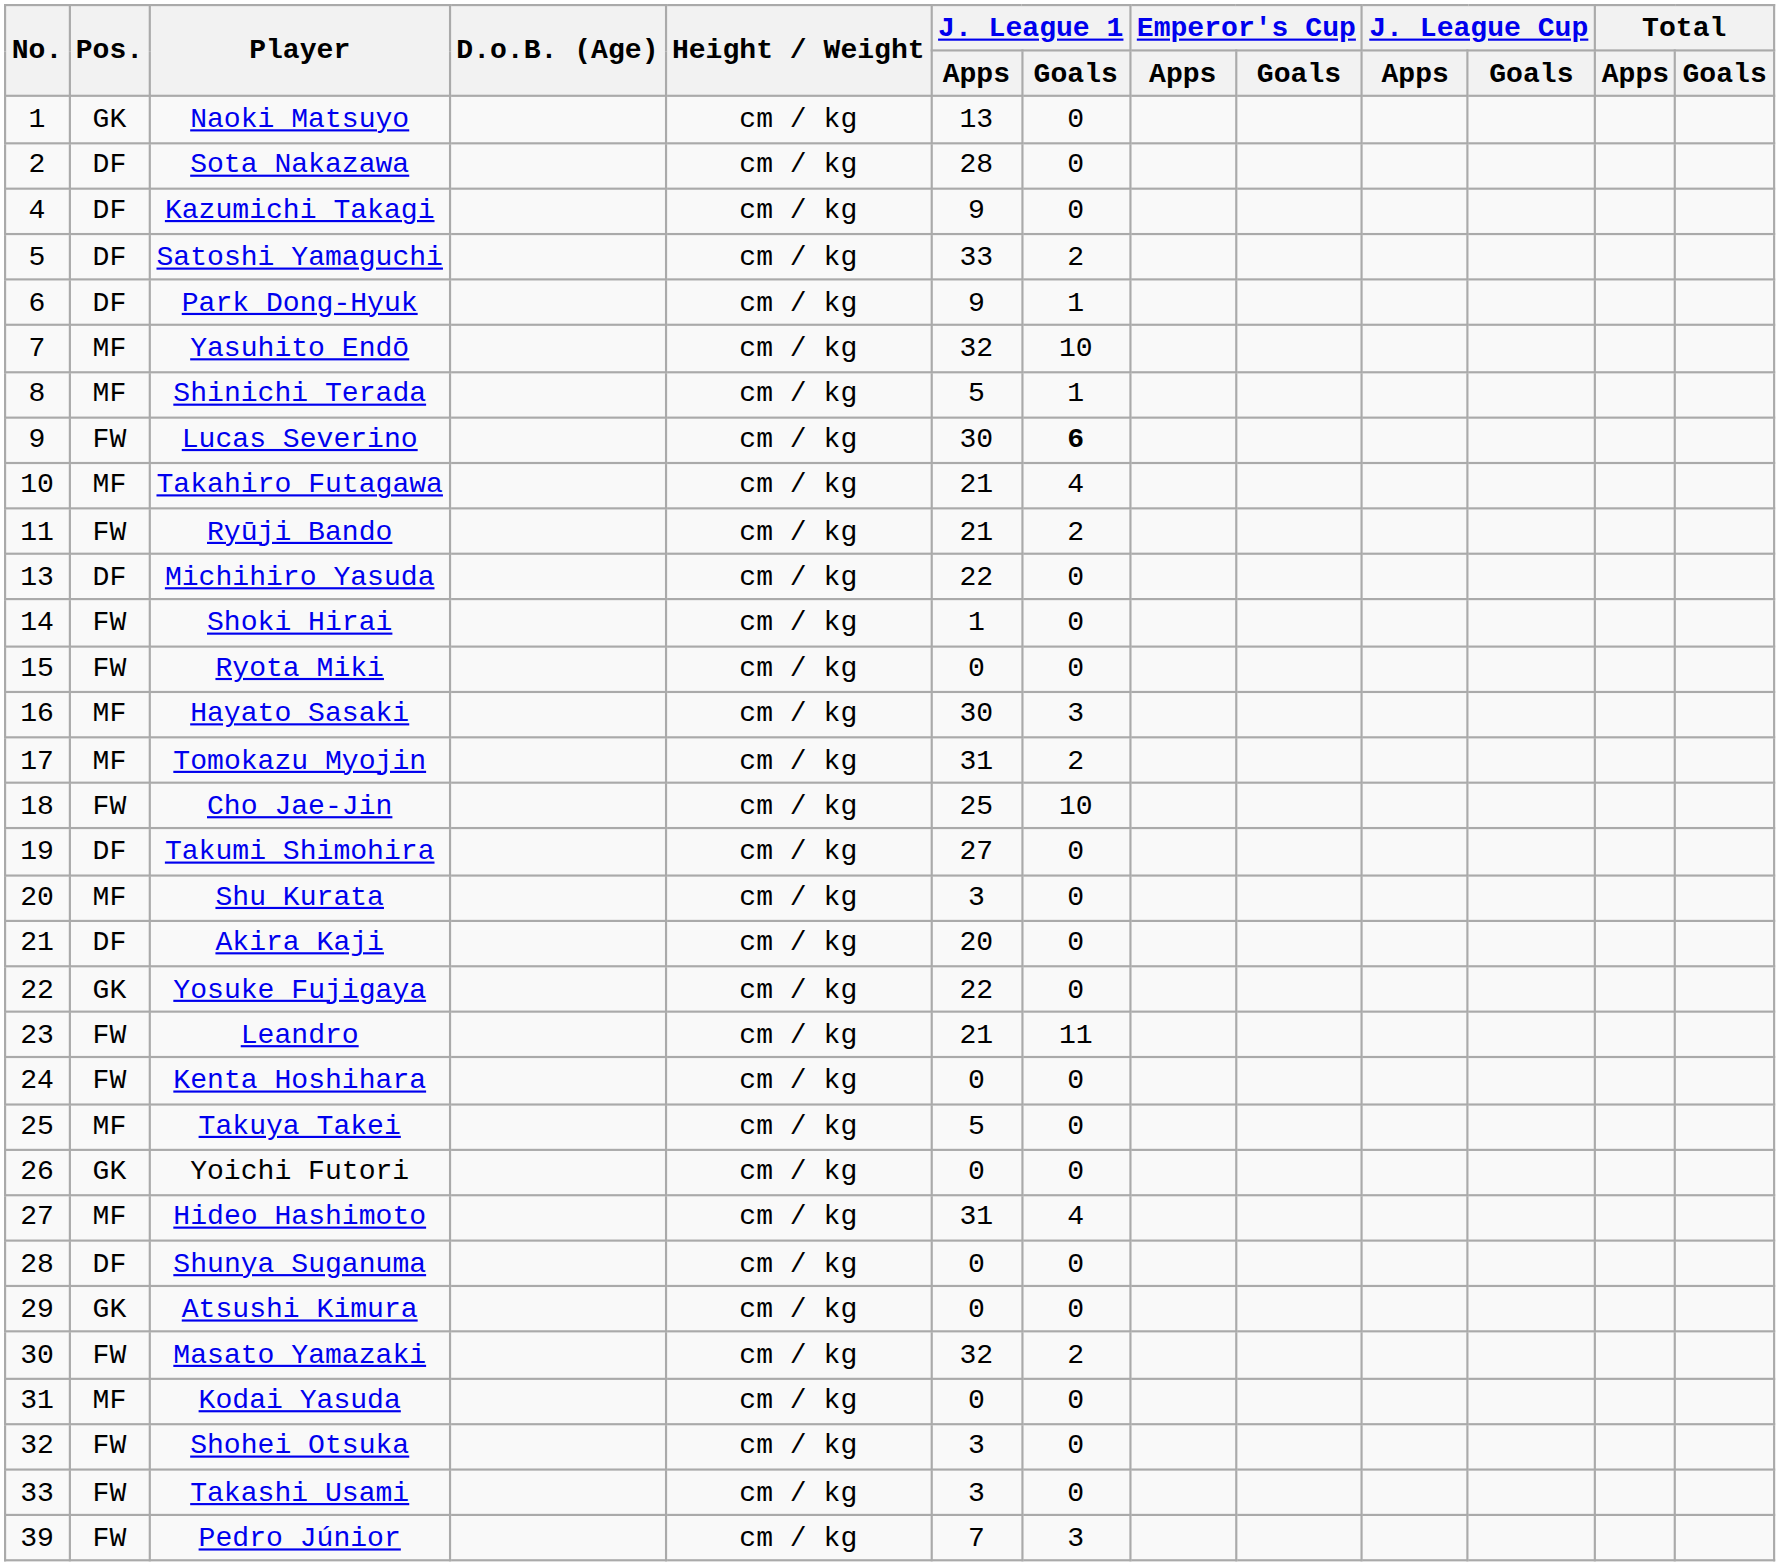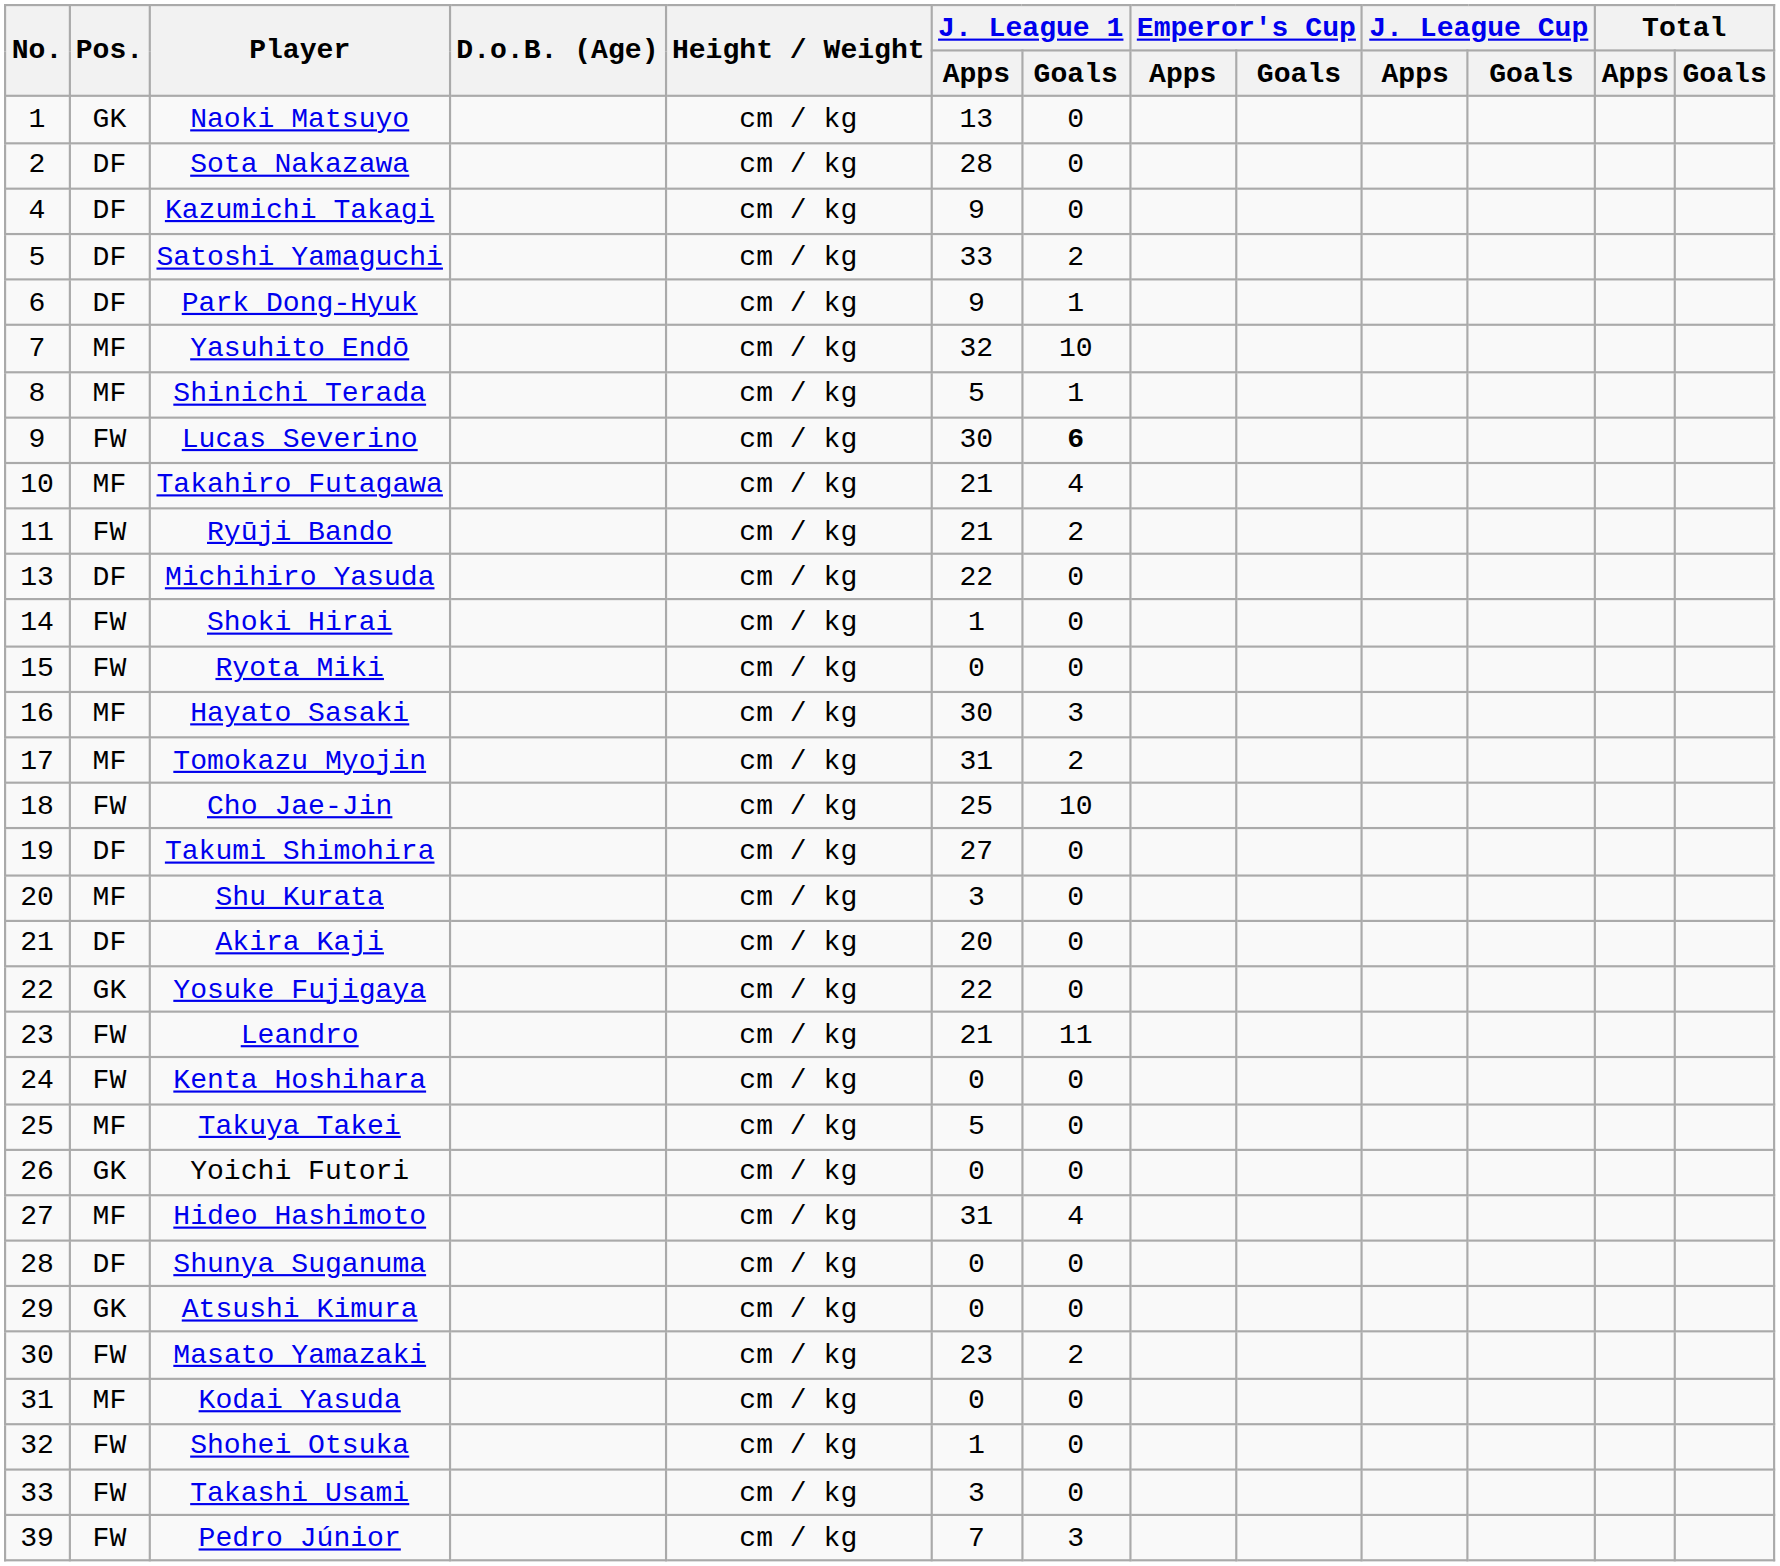(976, 1355) 32 -> (976, 1355) 23
(976, 1447) 3 -> (976, 1447) 1
